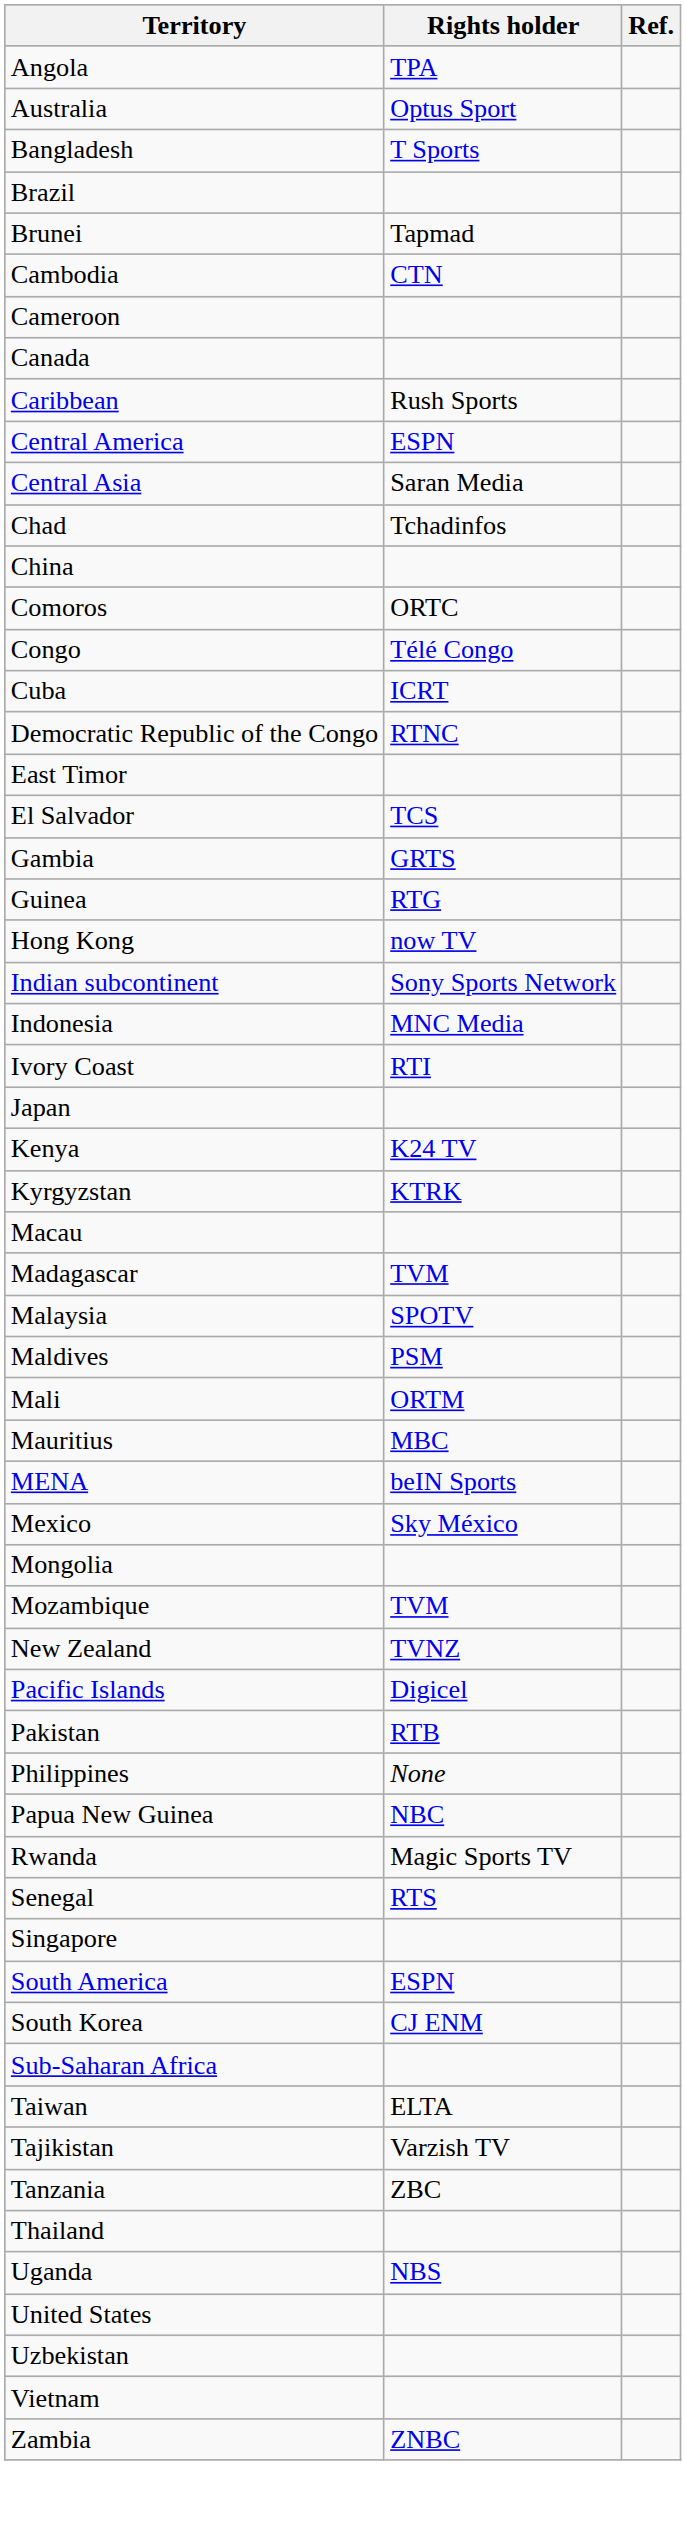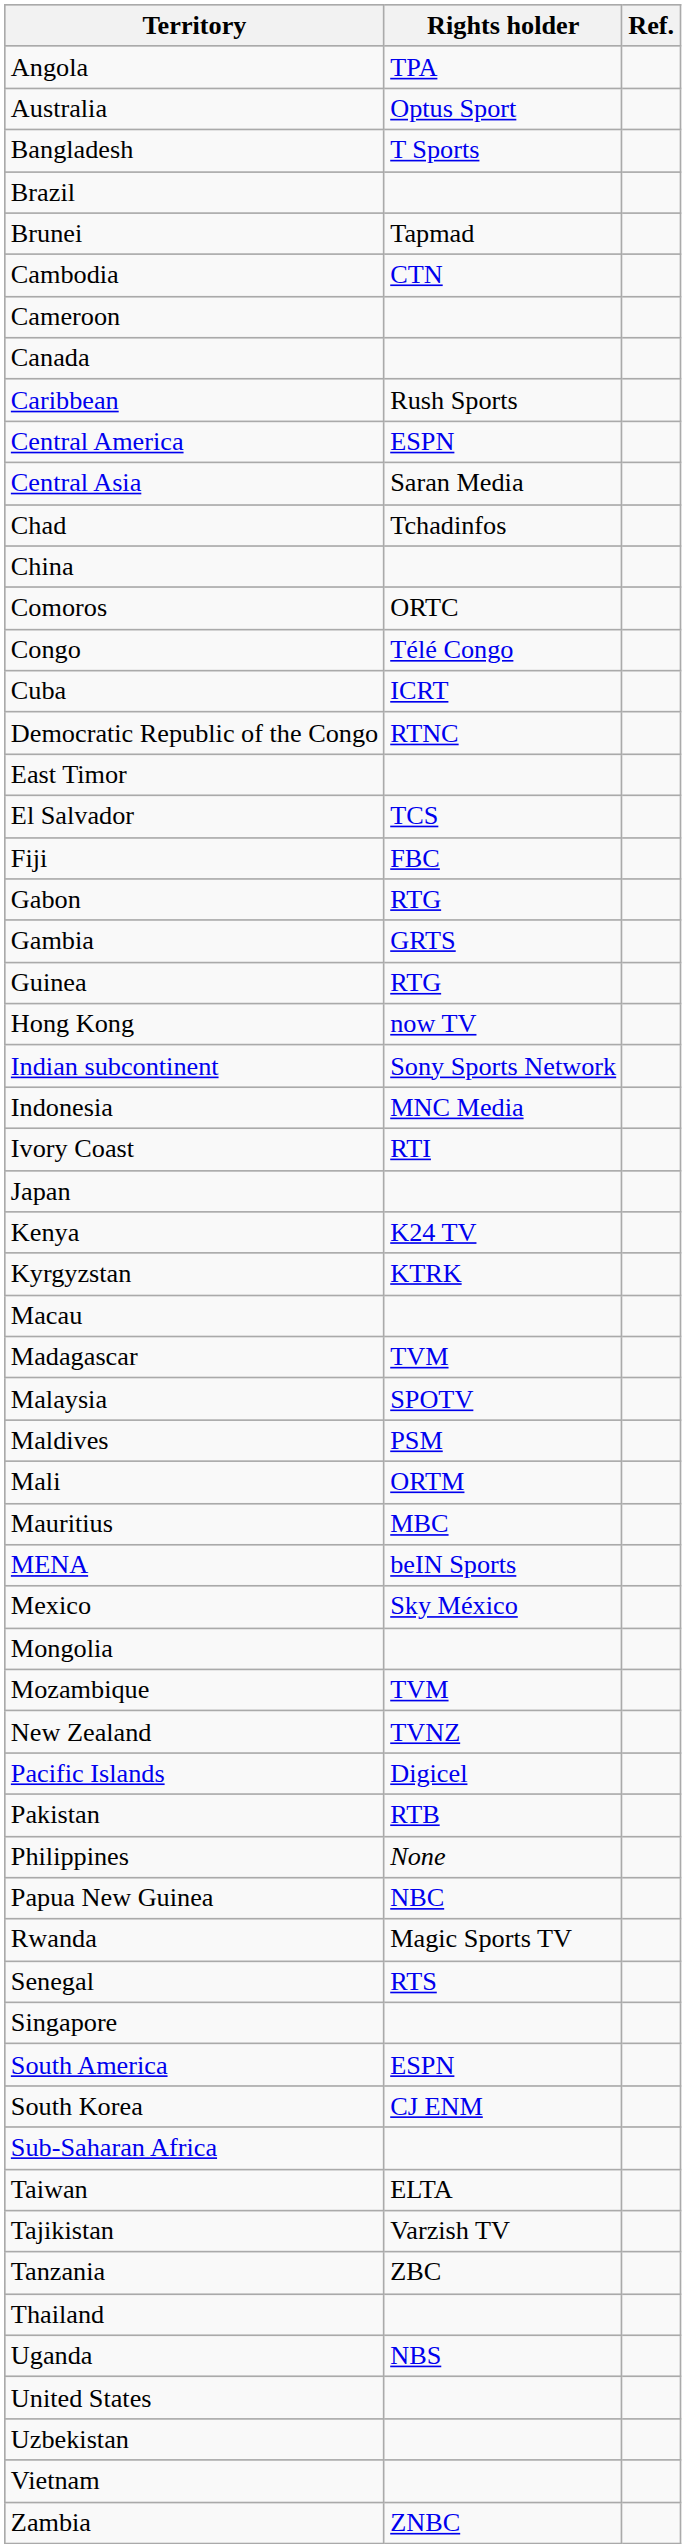+ row: (29, 857)
+ row: (46, 899)
